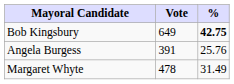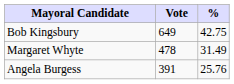(213, 32) bold -> (213, 32) normal
rows swapped: (45, 69) <-> (44, 50)
